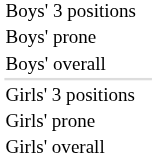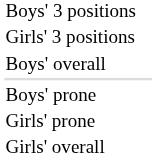rows swapped: (51, 37) <-> (70, 94)
